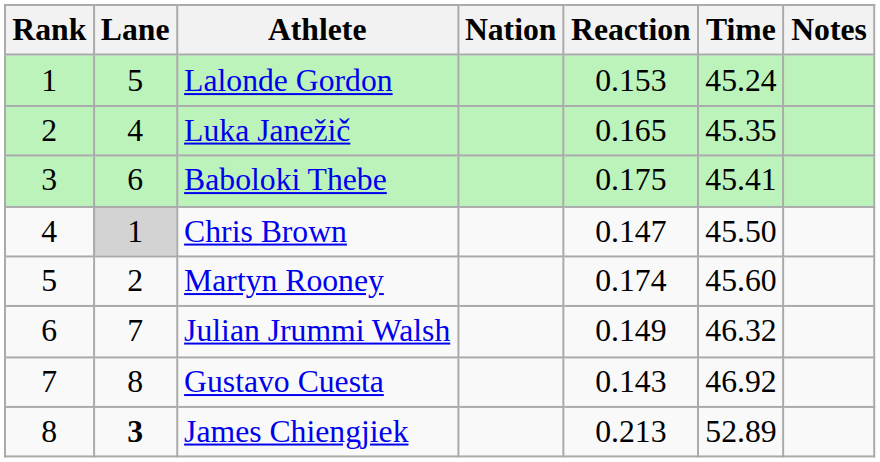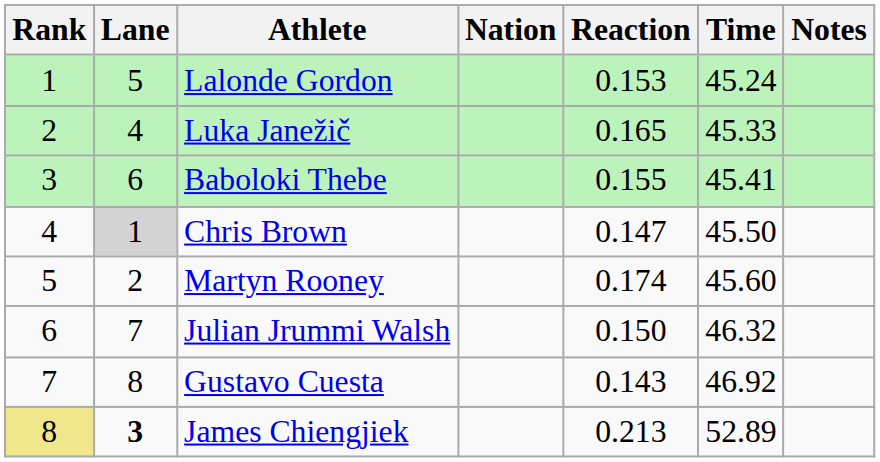(741, 130) 45.35 -> (741, 130) 45.33
(631, 180) 0.175 -> (631, 180) 0.155
(631, 331) 0.149 -> (631, 331) 0.150
(49, 431) no background -> (49, 431) khaki background
